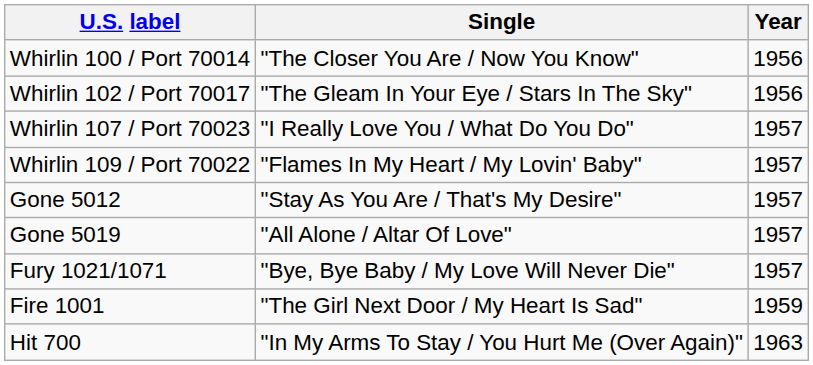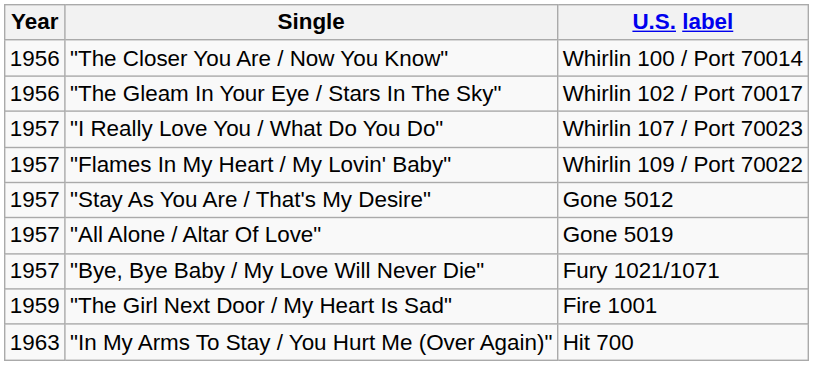columns swapped: (778, 22) <-> (130, 22)
